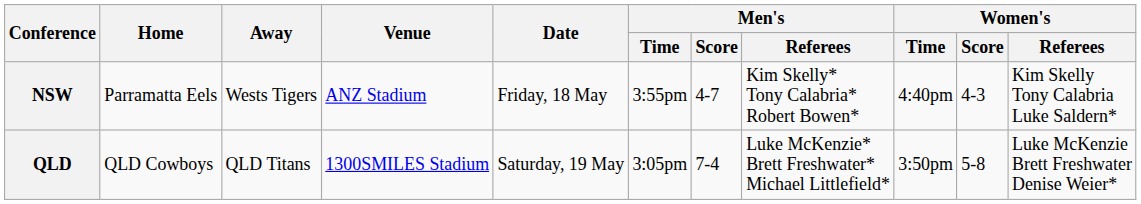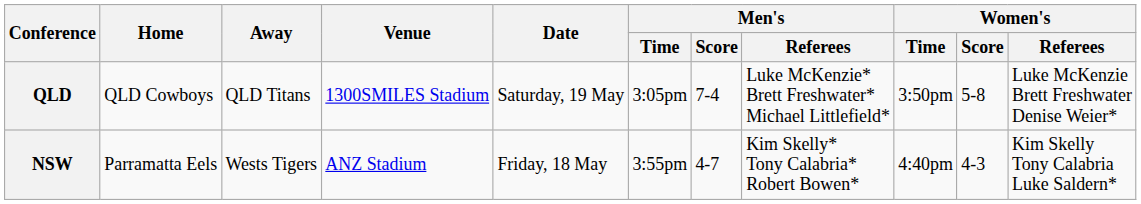rows swapped: (52, 95) <-> (52, 164)
